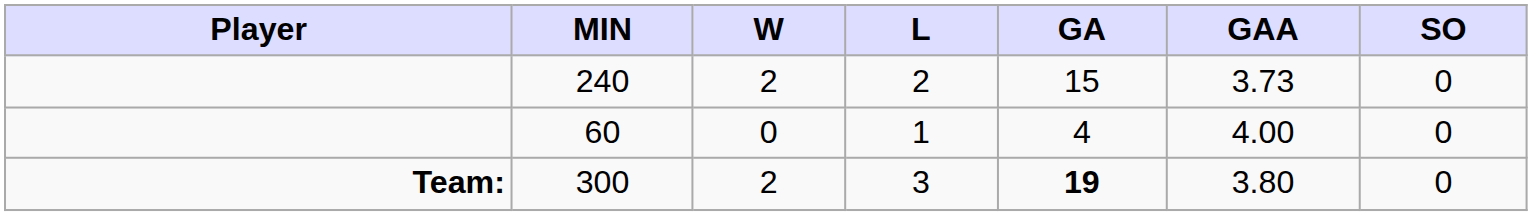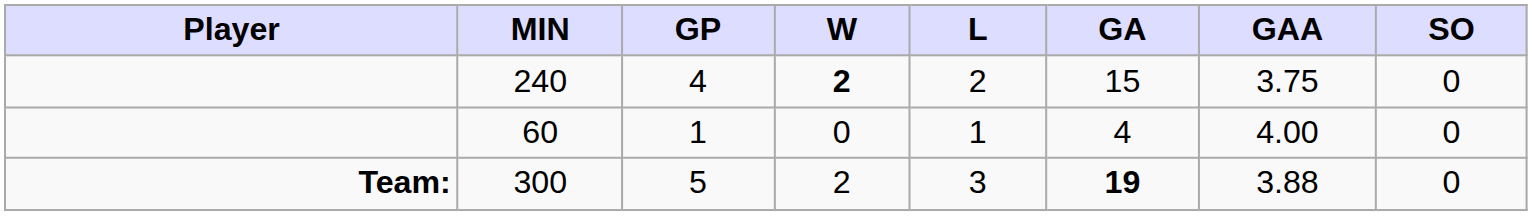+ column: (698, 30)
(769, 81) normal -> (842, 81) bold
(1263, 81) 3.73 -> (1287, 81) 3.75
(1263, 183) 3.80 -> (1287, 183) 3.88
